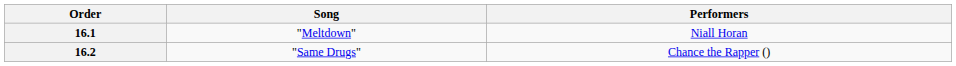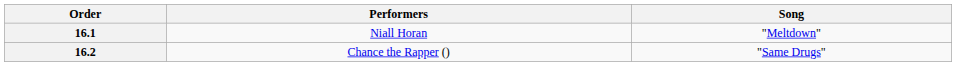columns swapped: (719, 14) <-> (326, 14)
